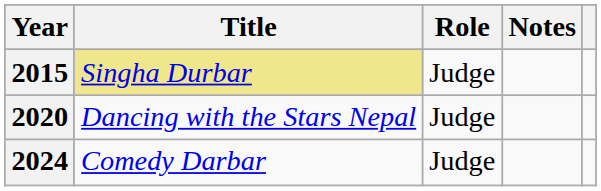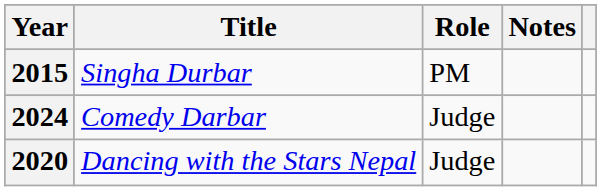(166, 71) khaki background -> (166, 71) no background
(462, 71) Judge -> (450, 71) PM
rows swapped: (40, 116) <-> (40, 161)
